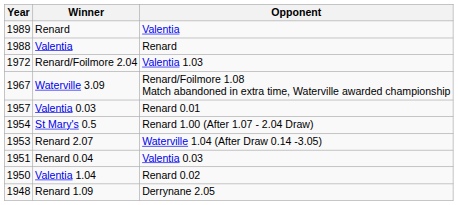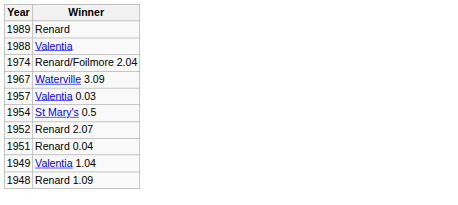- column: (296, 12)
(19, 63) 1972 -> (19, 63) 1974
(19, 141) 1953 -> (19, 130) 1952
(19, 175) 1950 -> (19, 163) 1949
